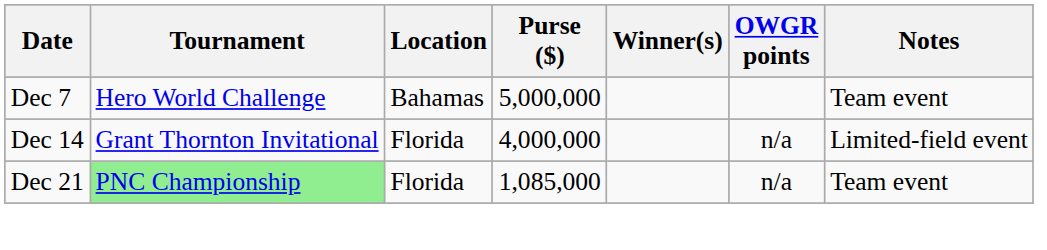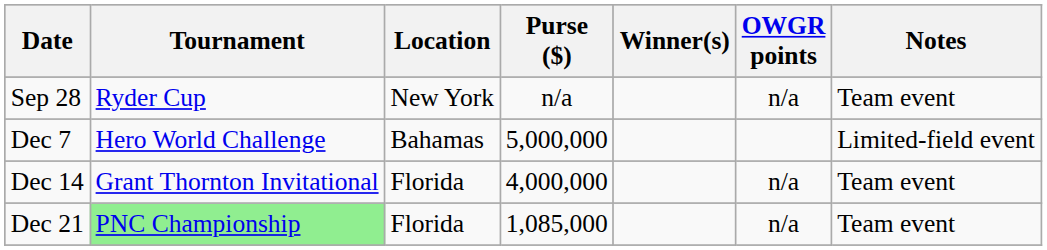+ row: (46, 98)
(889, 98) Team event -> (936, 140) Limited-field event
(929, 140) Limited-field event -> (896, 182) Team event
